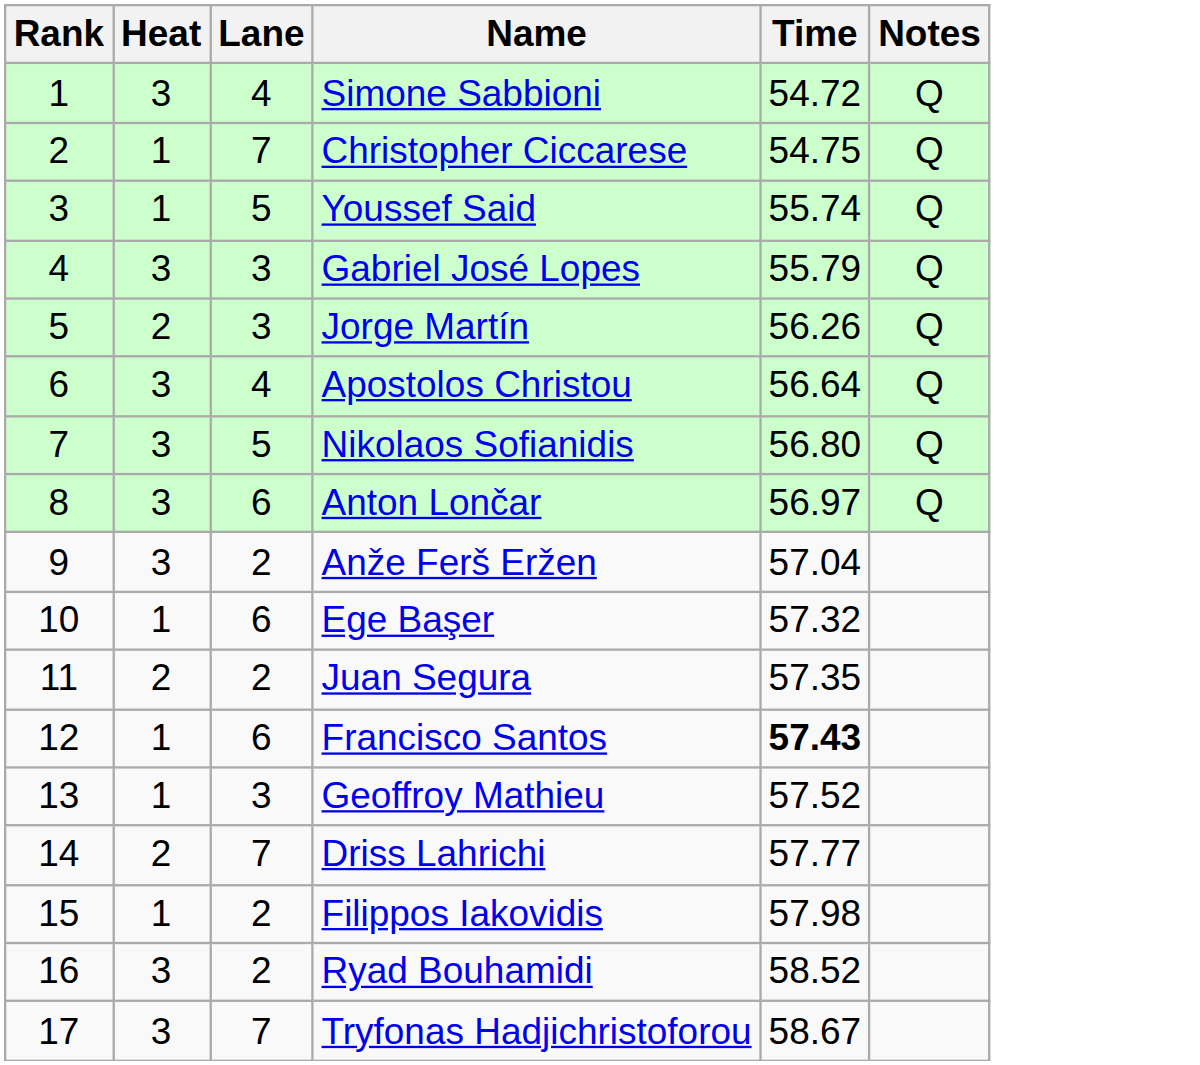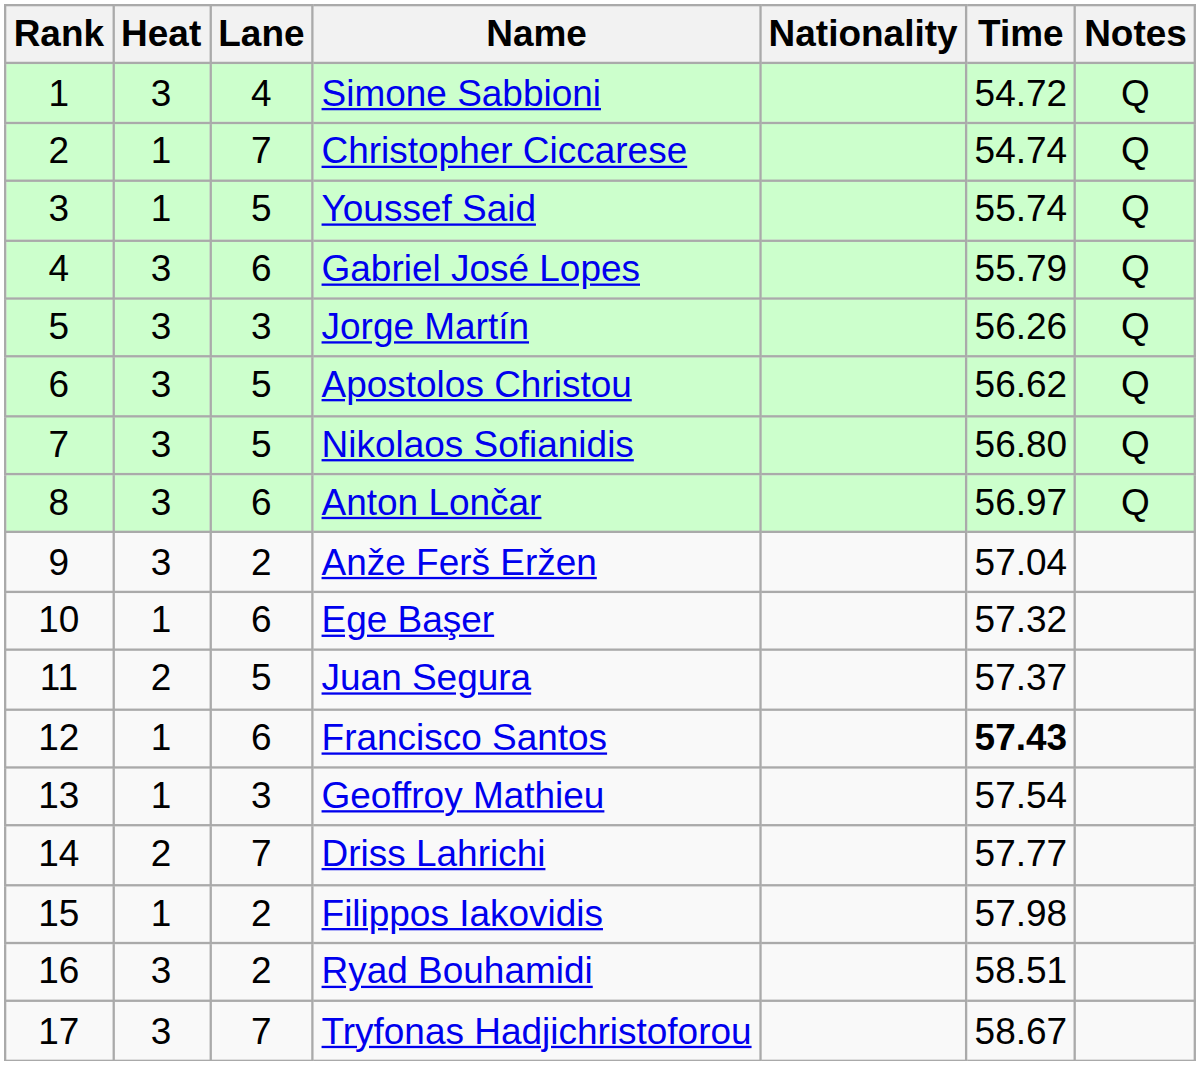+ column: (863, 33)
(815, 151) 54.75 -> (1021, 151) 54.74
(261, 268) 3 -> (261, 268) 6
(161, 326) 2 -> (161, 326) 3
(261, 385) 4 -> (261, 385) 5
(815, 385) 56.64 -> (1021, 385) 56.62
(261, 678) 2 -> (261, 678) 5
(815, 678) 57.35 -> (1021, 678) 57.37
(815, 795) 57.52 -> (1021, 795) 57.54
(815, 971) 58.52 -> (1021, 971) 58.51
